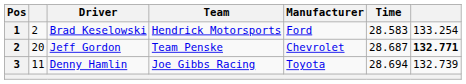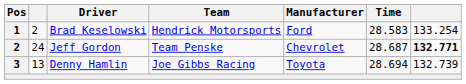(38, 48) 20 -> (38, 48) 24
(38, 65) 11 -> (38, 65) 13
